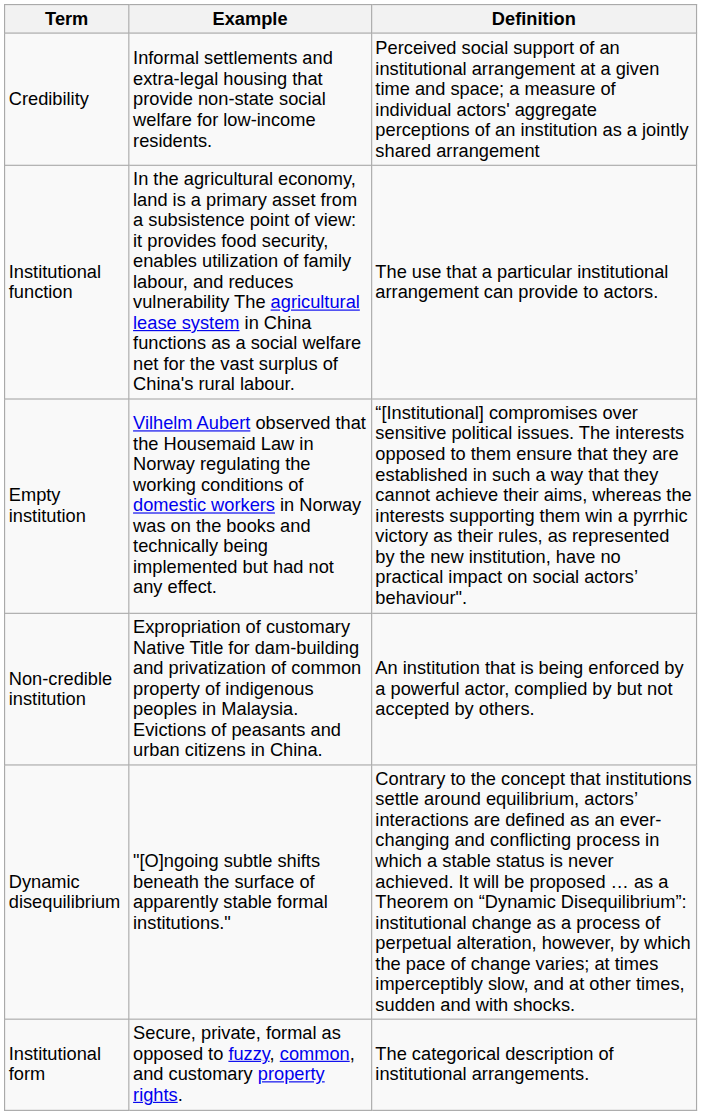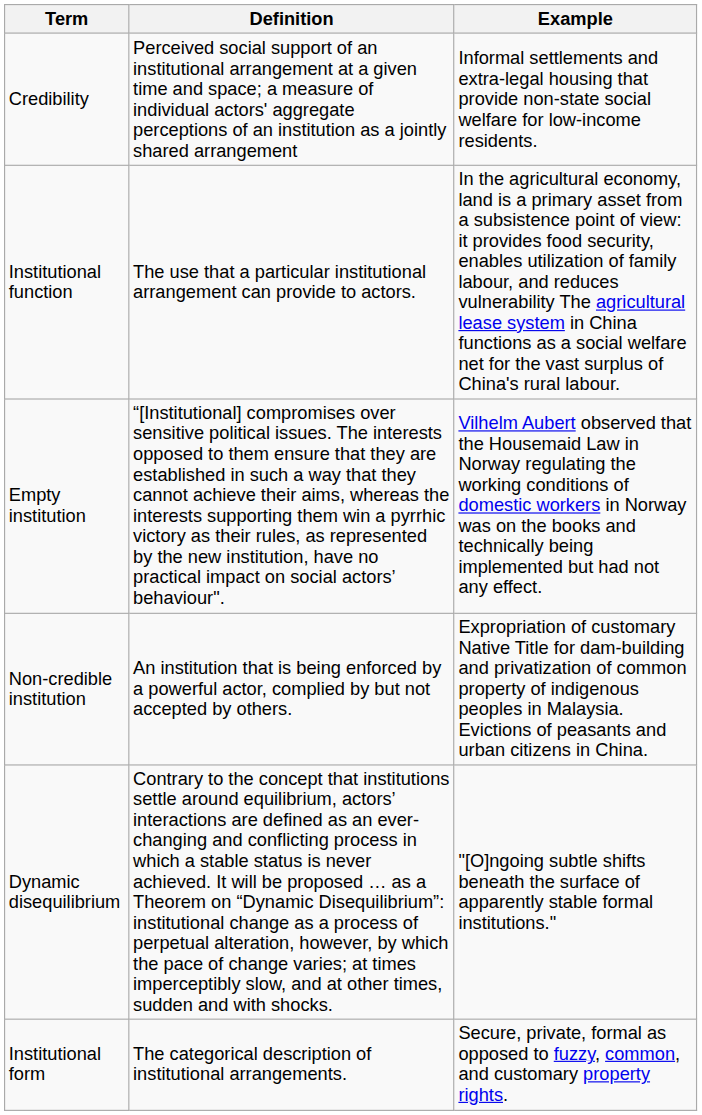columns swapped: (534, 18) <-> (250, 18)
